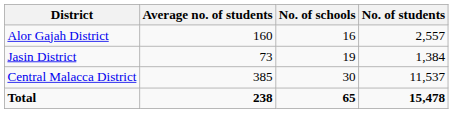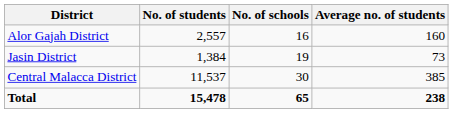columns swapped: (403, 14) <-> (208, 14)
